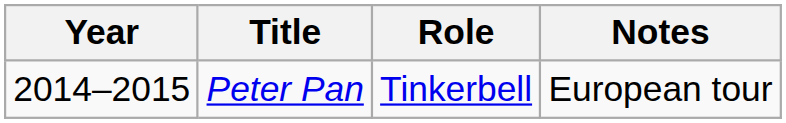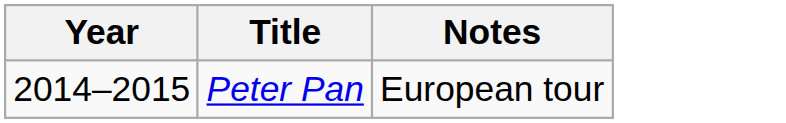- column: (456, 32)
